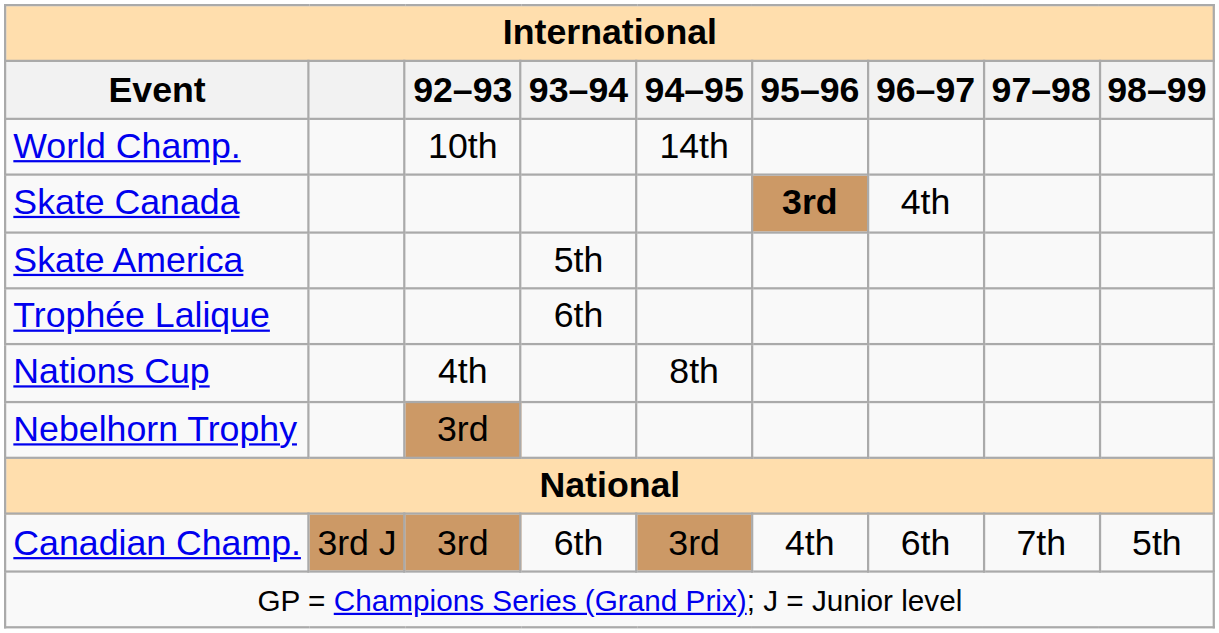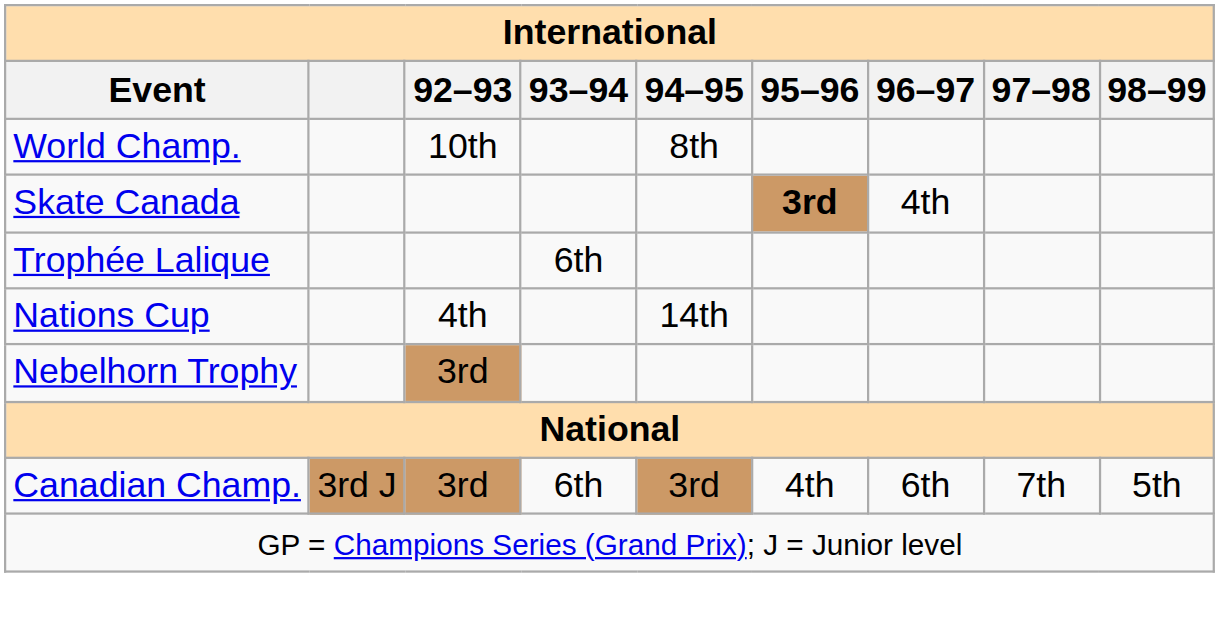(694, 145) 14th -> (694, 145) 8th
- row: (128, 259)
(694, 372) 8th -> (694, 315) 14th
